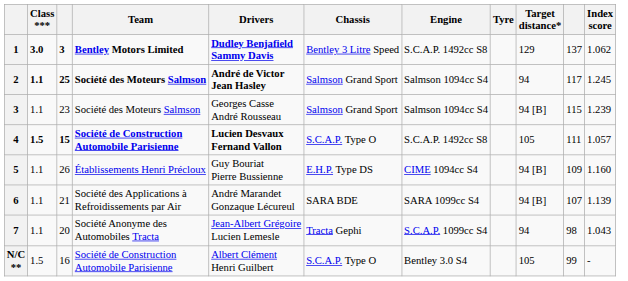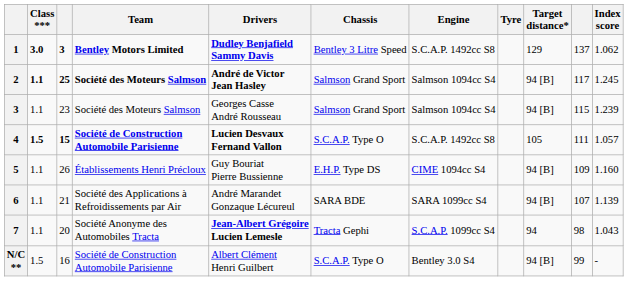(524, 80) 94 -> (540, 80) 94 [B]
(256, 230) normal -> (260, 230) bold
(527, 260) 105 -> (540, 260) 94 [B]
